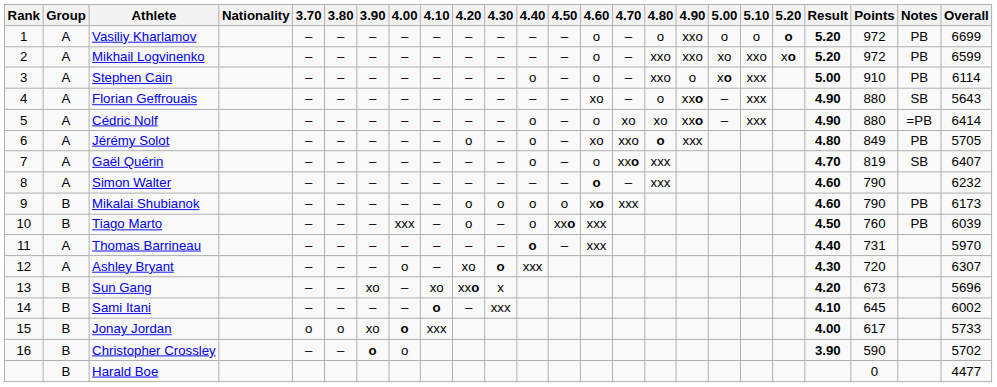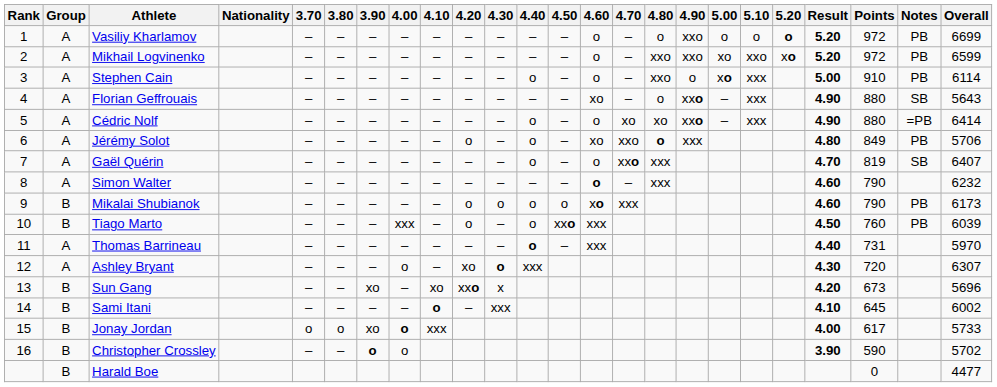(966, 141) 5705 -> (966, 141) 5706
